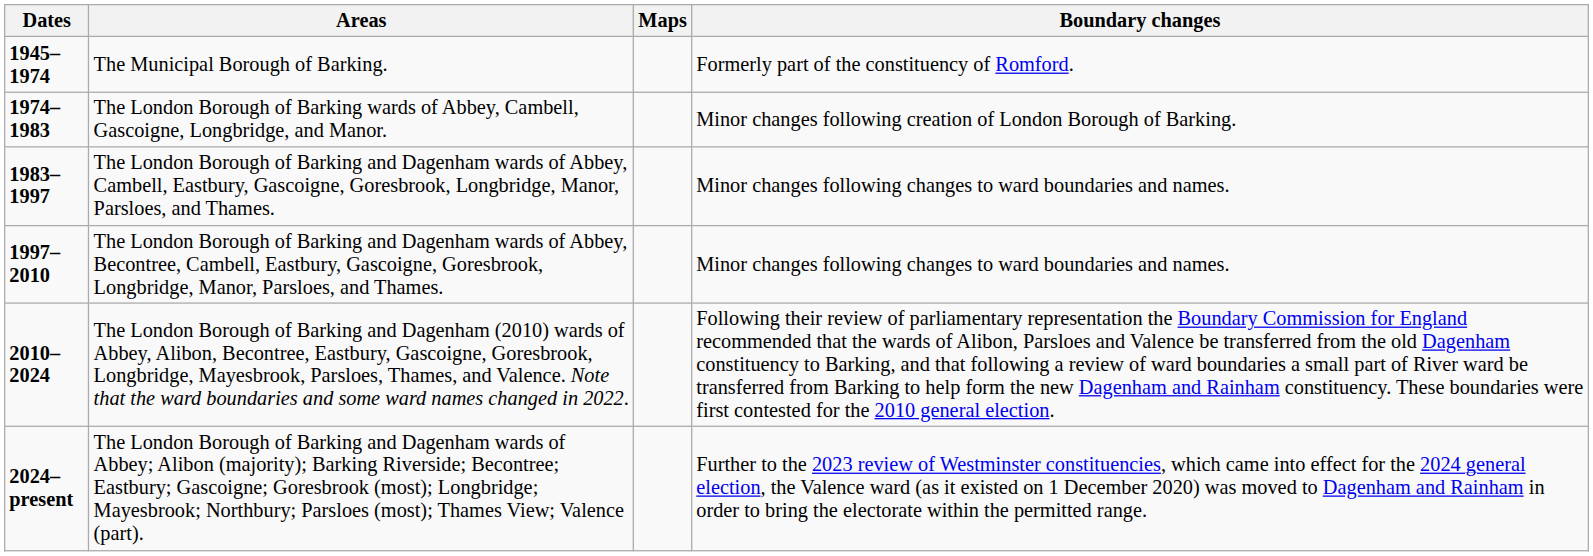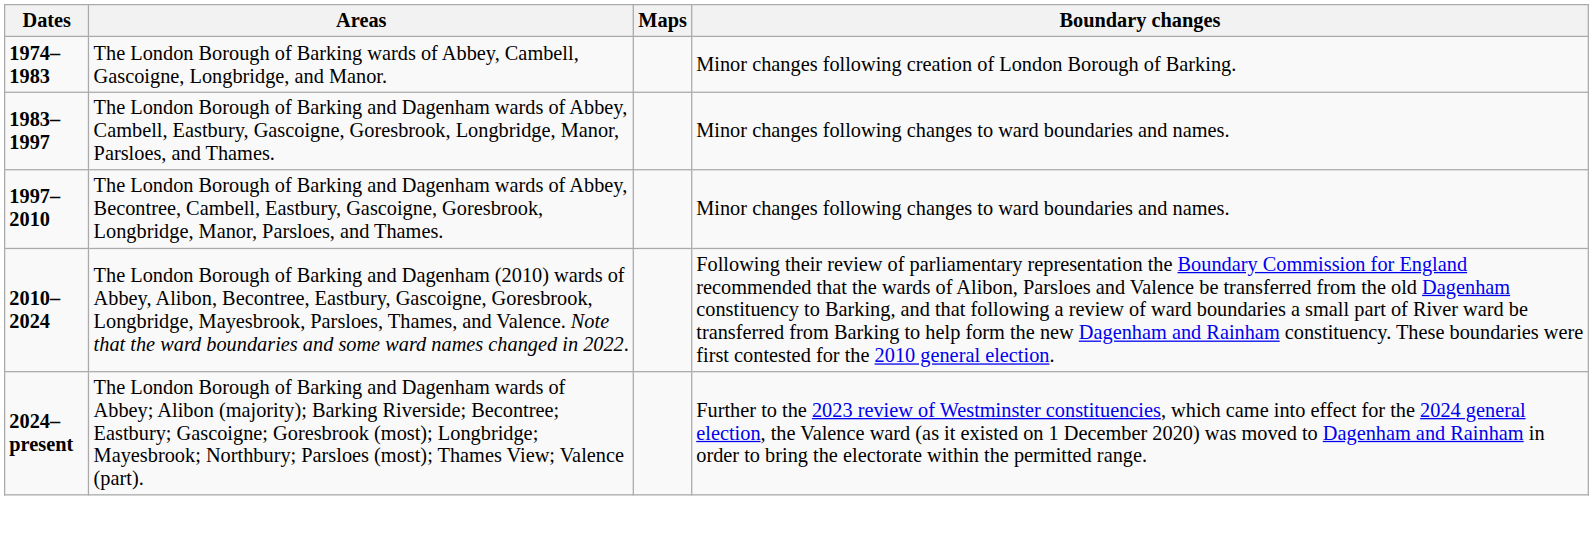- row: (241, 64)
